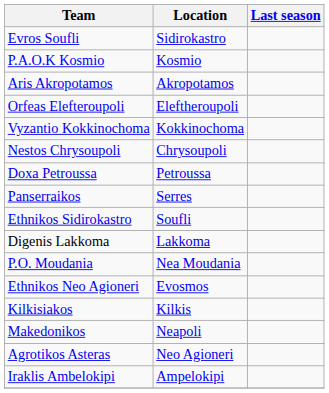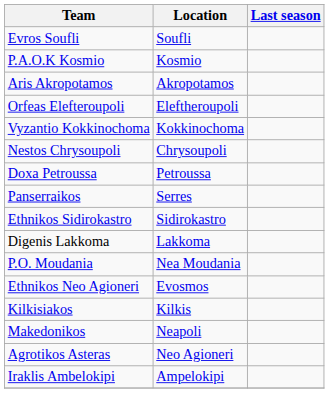(191, 38) Sidirokastro -> (174, 38) Soufli
(174, 219) Soufli -> (191, 219) Sidirokastro
